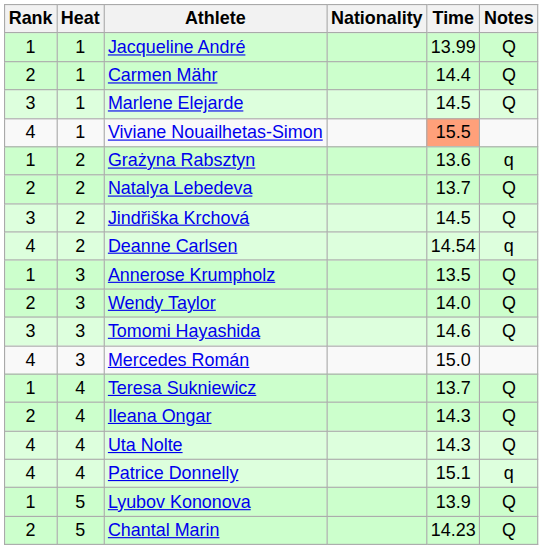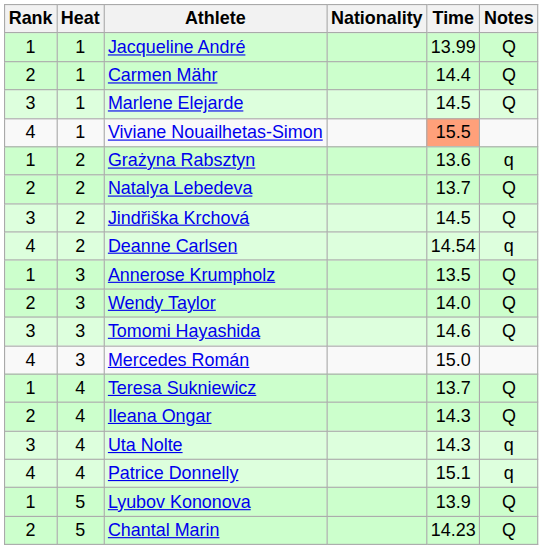(31, 445) 4 -> (31, 445) 3
(509, 445) Q -> (509, 445) q
